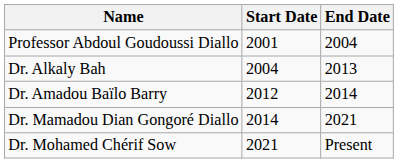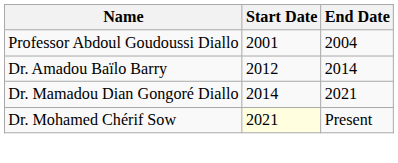- row: (57, 68)
(262, 145) no background -> (262, 119) lightyellow background
